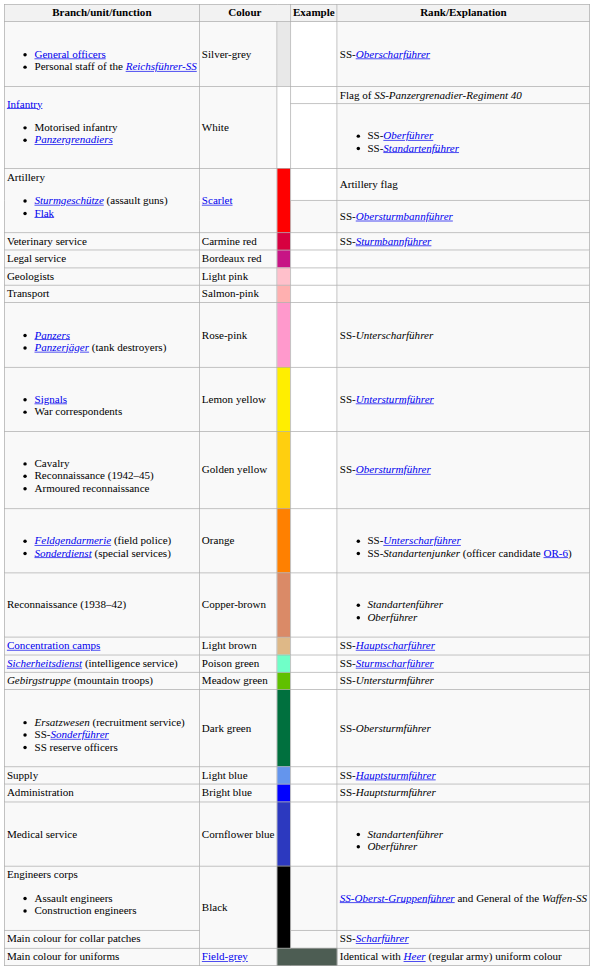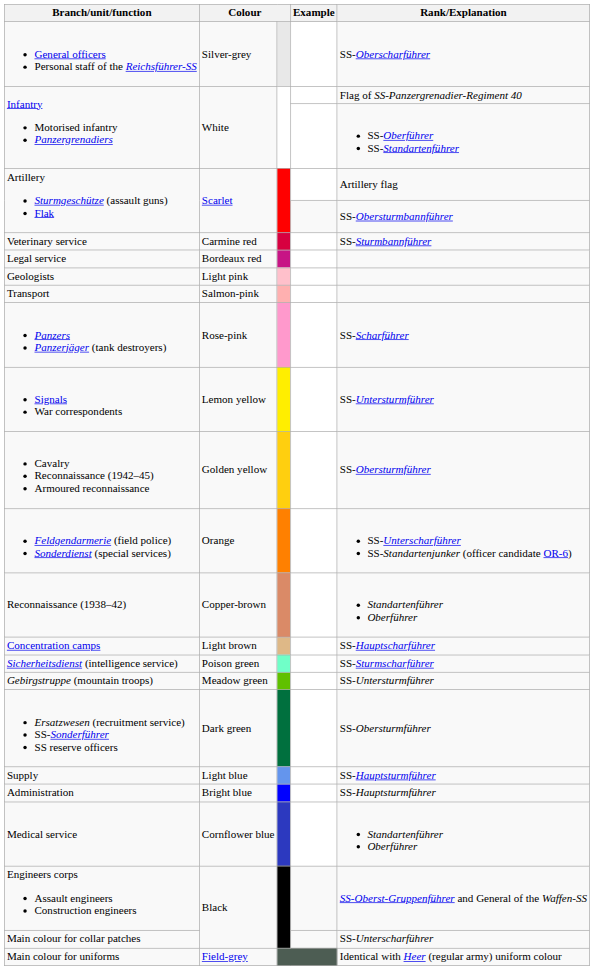(387, 335) SS-Unterscharführer -> (374, 335) SS-Scharführer
(374, 939) SS-Scharführer -> (387, 939) SS-Unterscharführer
